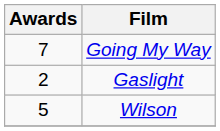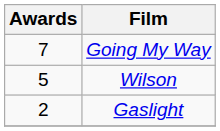rows swapped: (148, 110) <-> (148, 79)
